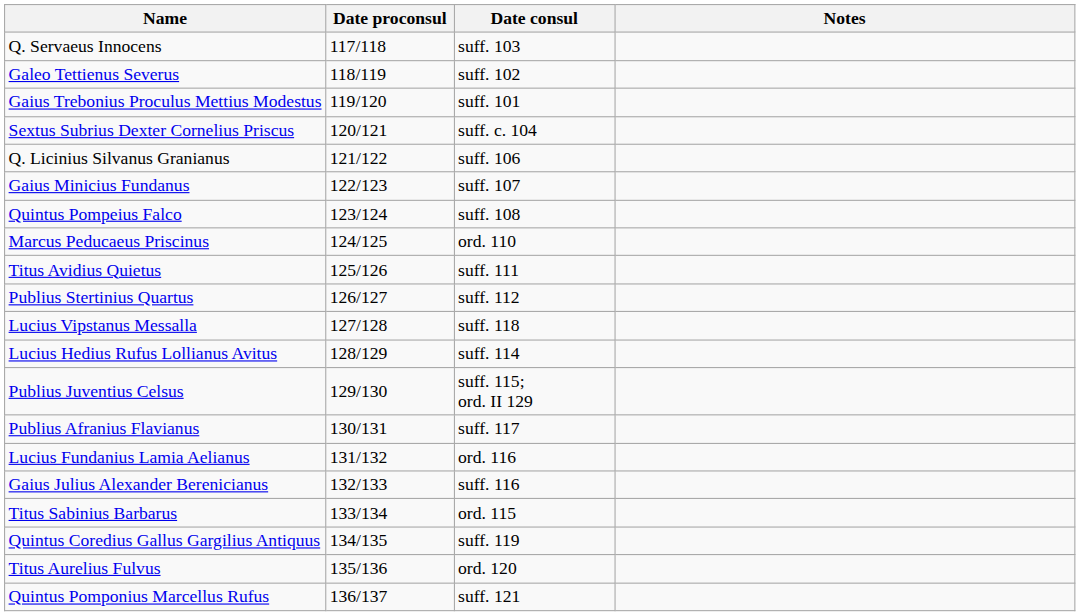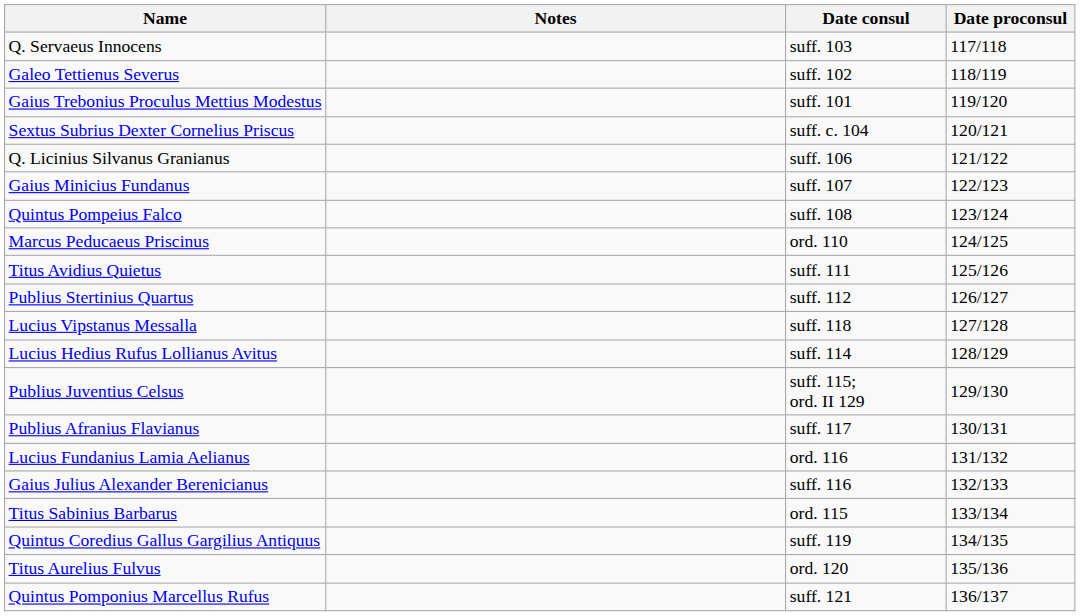columns swapped: (390, 18) <-> (845, 18)
